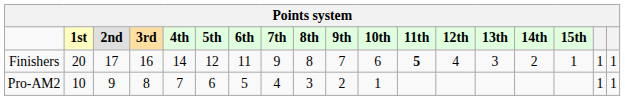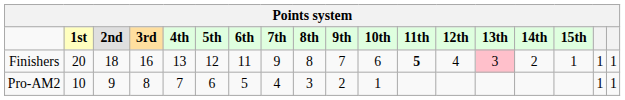(112, 60) 17 -> (112, 60) 18
(180, 60) 14 -> (180, 60) 13
(495, 60) no background -> (495, 60) pink background
